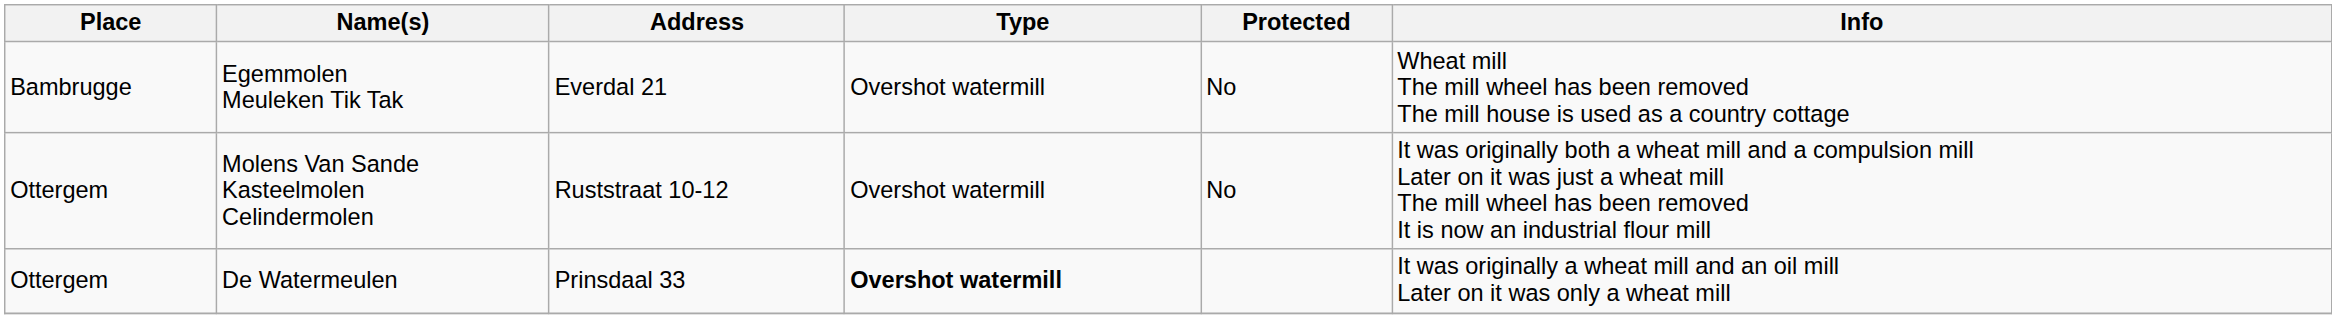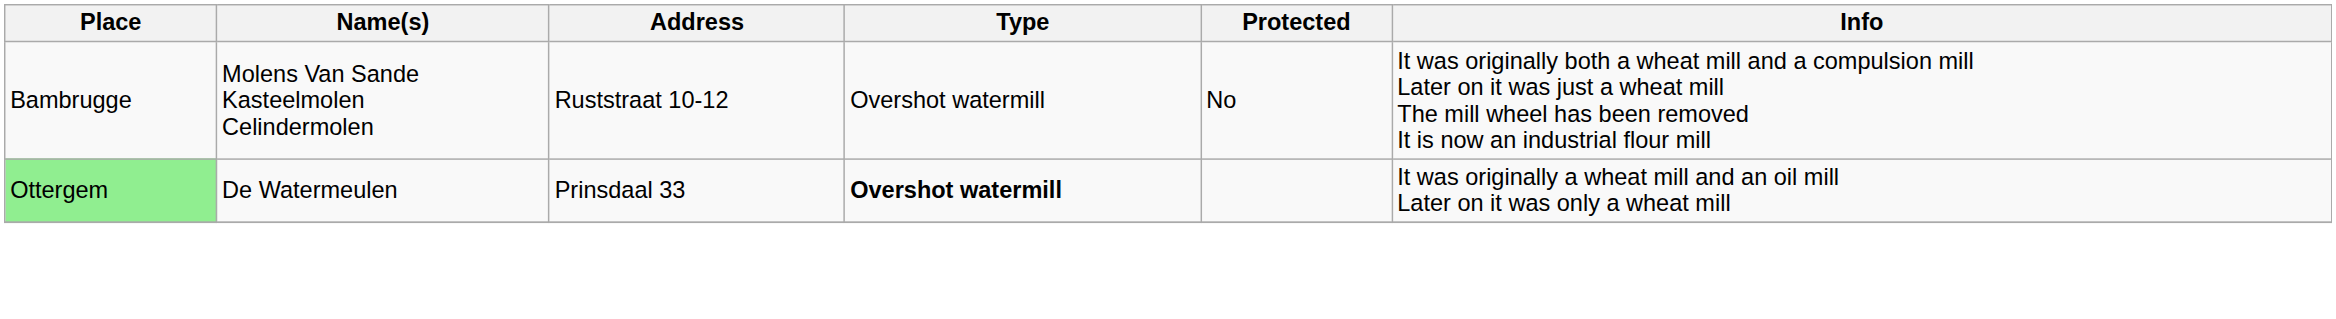- row: (313, 86)
(59, 190) Ottergem -> (71, 100) Bambrugge
(59, 280) no background -> (59, 190) lightgreen background
